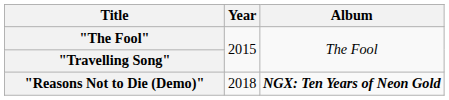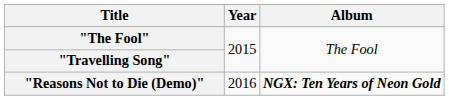(242, 83) 2018 -> (242, 83) 2016
